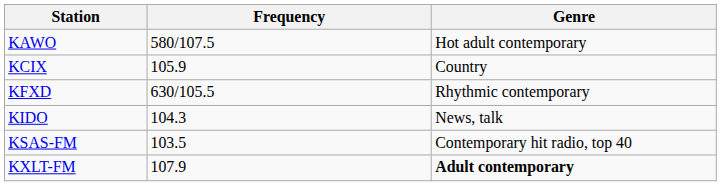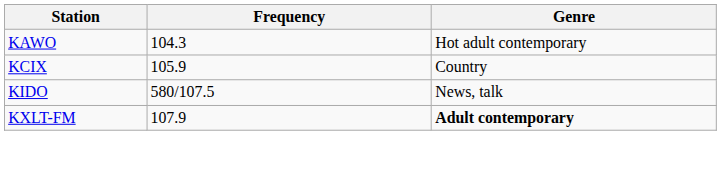(182, 42) 580/107.5 -> (168, 42) 104.3
- row: (30, 92)
(168, 117) 104.3 -> (182, 92) 580/107.5
- row: (42, 142)
